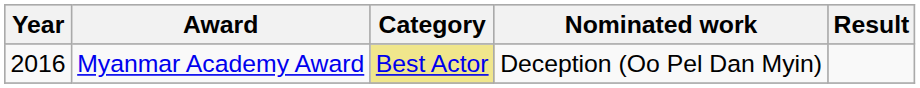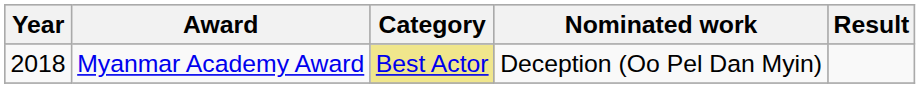(38, 64) 2016 -> (38, 64) 2018
